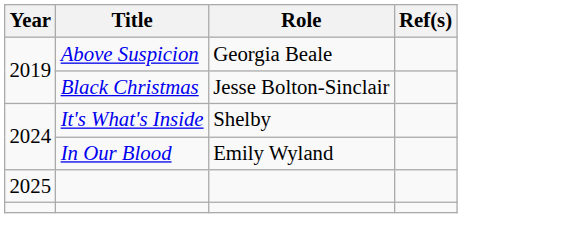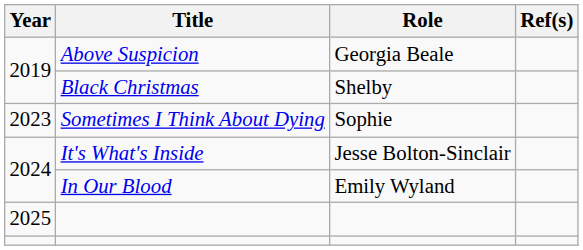(301, 86) Jesse Bolton-Sinclair -> (363, 86) Shelby
+ row: (30, 119)
(242, 119) Shelby -> (423, 152) Jesse Bolton-Sinclair
